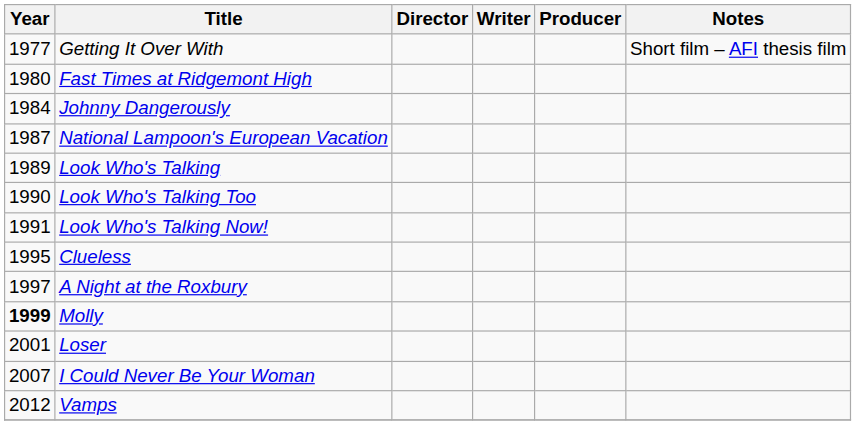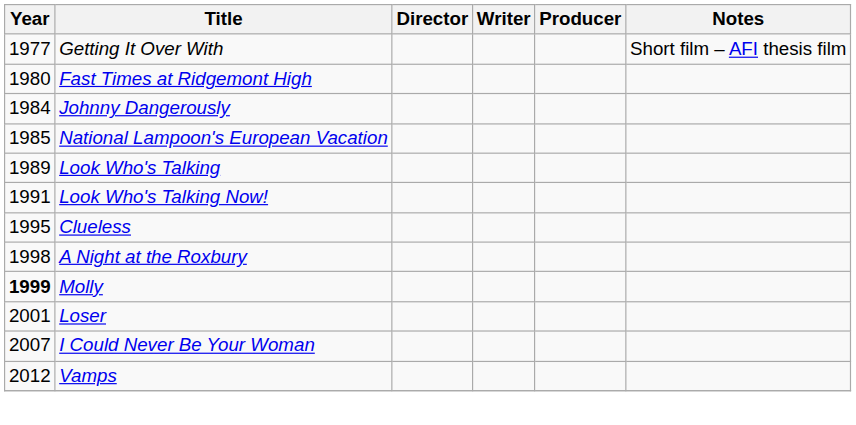(30, 138) 1987 -> (30, 138) 1985
- row: (158, 197)
(30, 286) 1997 -> (30, 256) 1998
